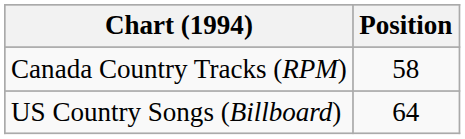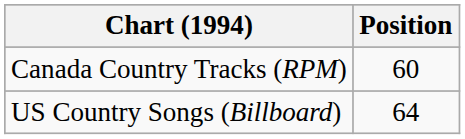(406, 68) 58 -> (406, 68) 60
